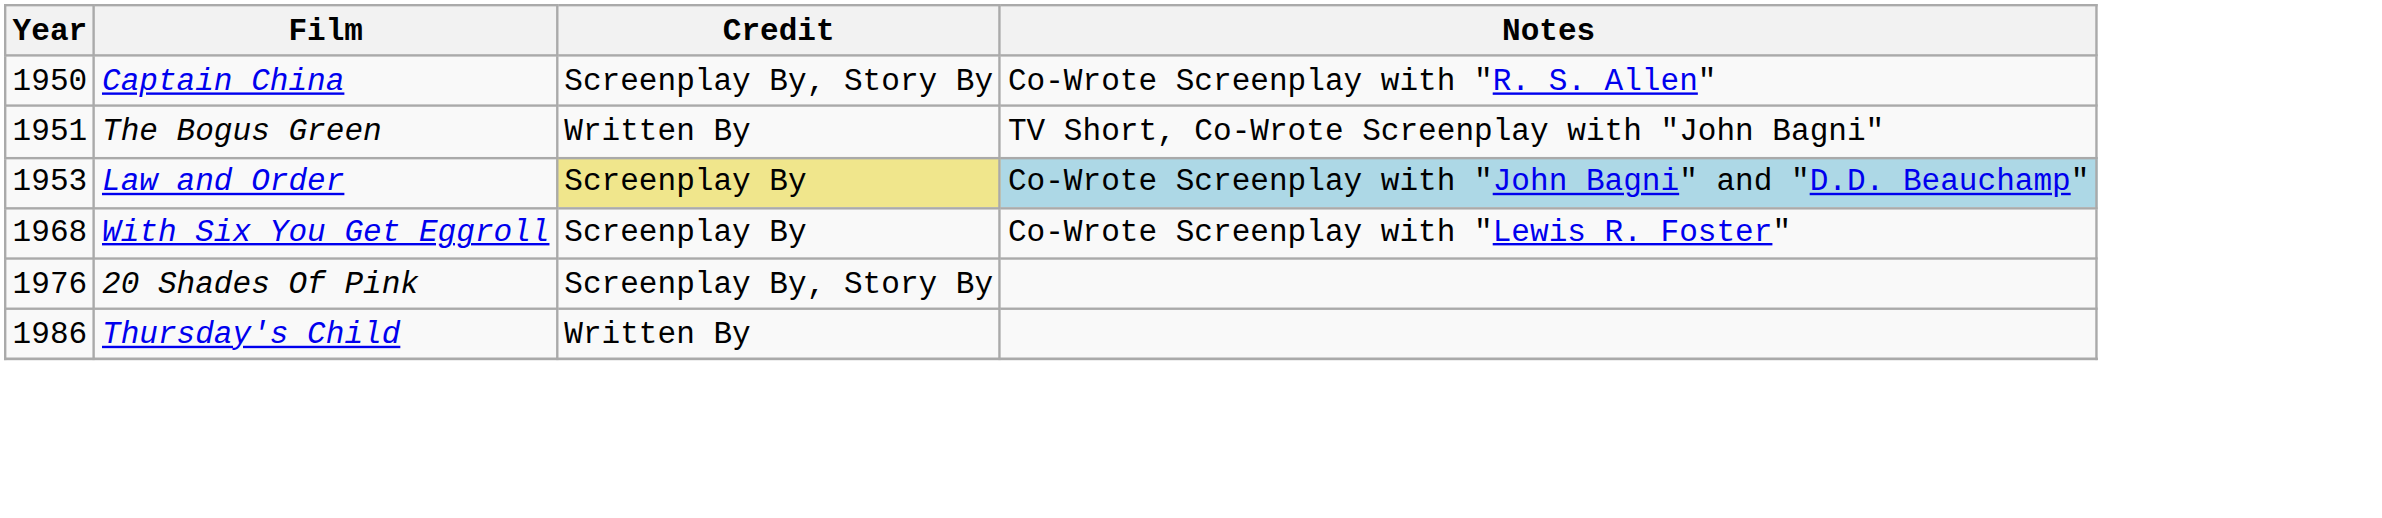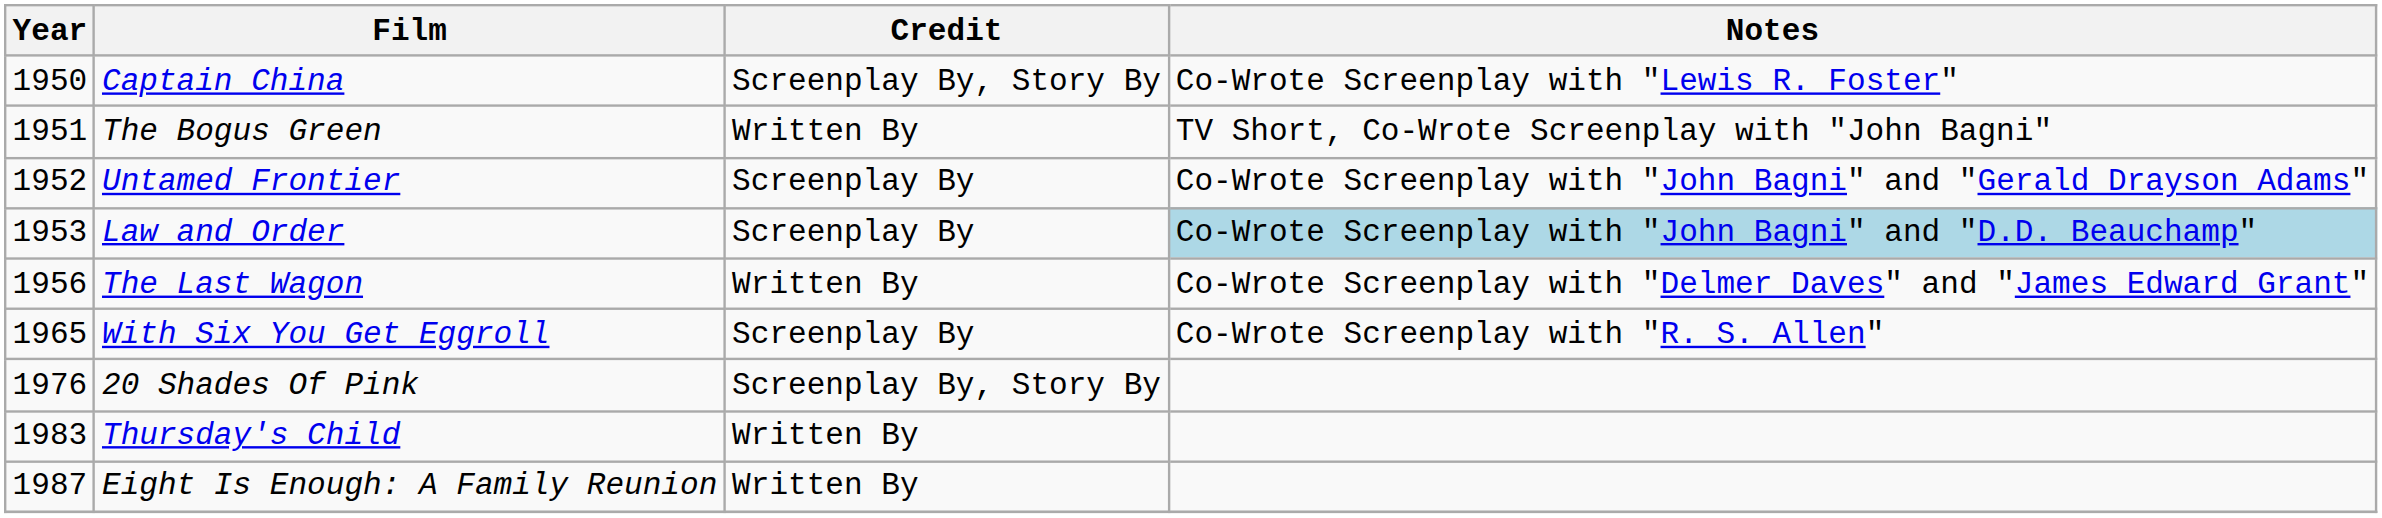(1362, 81) Co-Wrote Screenplay with "R. S. Allen" -> (1567, 81) Co-Wrote Screenplay with "Lewis R. Foster"
+ row: (251, 182)
(685, 182) khaki background -> (853, 233) no background
+ row: (233, 284)
(50, 233) 1968 -> (50, 334) 1965
(1399, 233) Co-Wrote Screenplay with "Lewis R. Foster" -> (1530, 334) Co-Wrote Screenplay with "R. S. Allen"
(50, 334) 1986 -> (50, 436) 1983
+ row: (410, 486)
